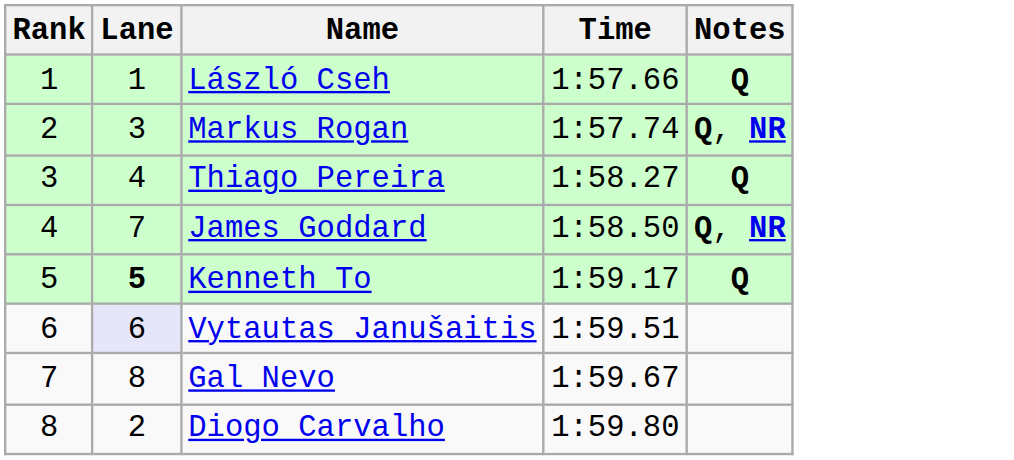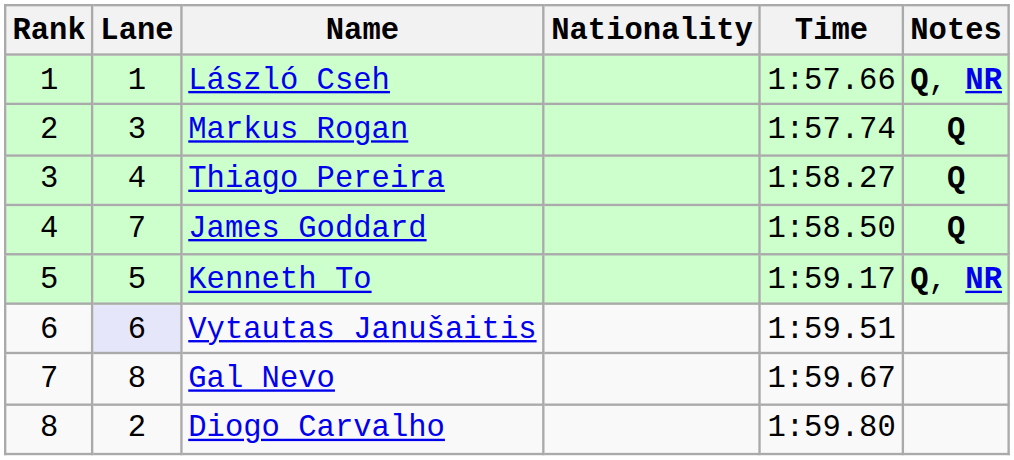+ column: (652, 30)
(740, 80) Q -> (956, 80) Q, NR
(740, 130) Q, NR -> (956, 130) Q
(740, 229) Q, NR -> (956, 229) Q
(137, 279) bold -> (137, 279) normal
(740, 279) Q -> (956, 279) Q, NR
